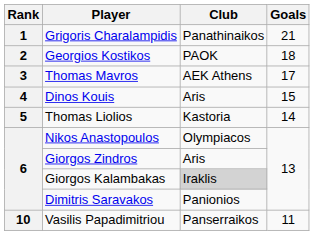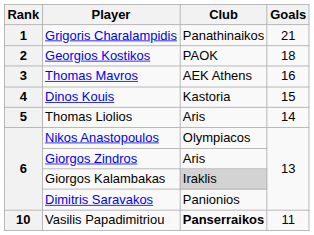(288, 76) 17 -> (288, 76) 16
(194, 96) Aris -> (207, 96) Kastoria
(207, 117) Kastoria -> (194, 117) Aris
(221, 220) normal -> (224, 220) bold
